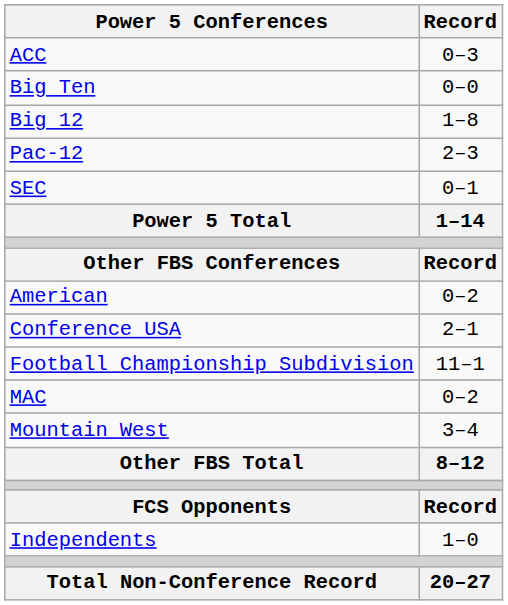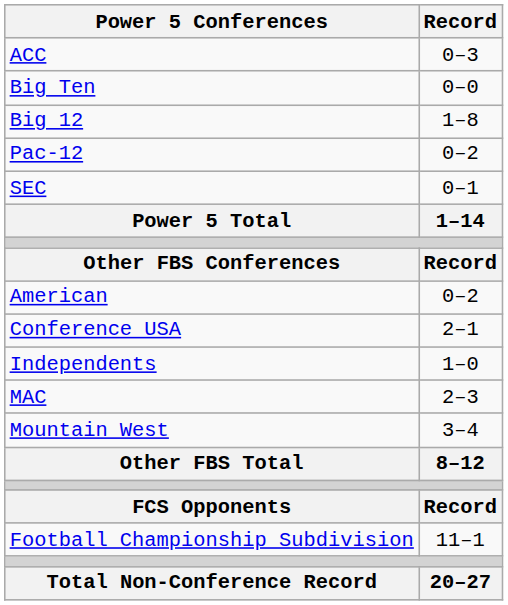(460, 154) 2–3 -> (460, 154) 0–2
rows swapped: (83, 540) <-> (212, 364)
(460, 397) 0–2 -> (460, 397) 2–3
